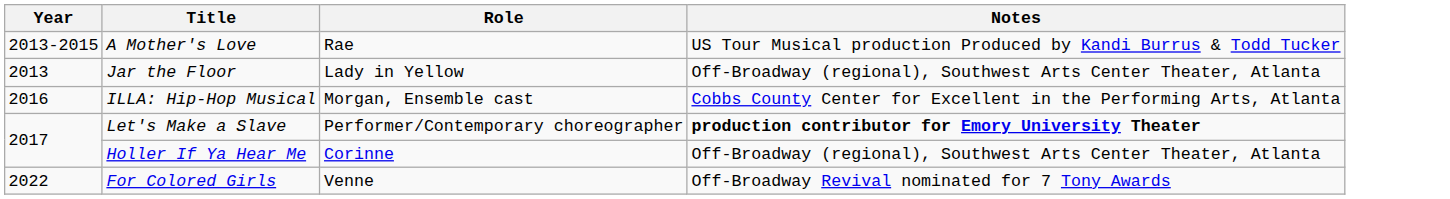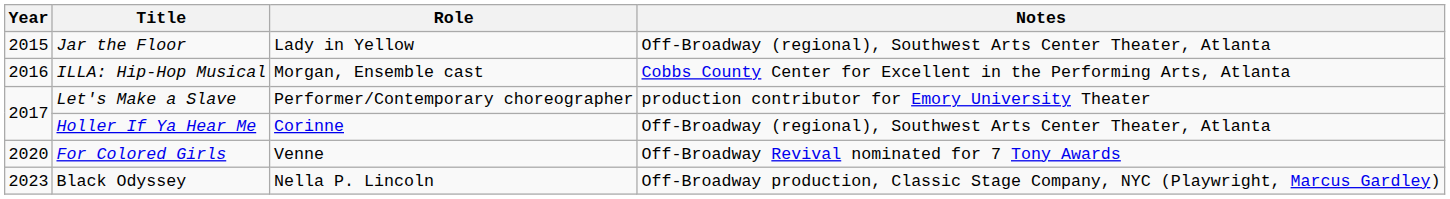- row: (181, 45)
(29, 72) 2013 -> (29, 45) 2015
(946, 127) bold -> (896, 100) normal
(29, 181) 2022 -> (29, 154) 2020
+ row: (121, 181)
